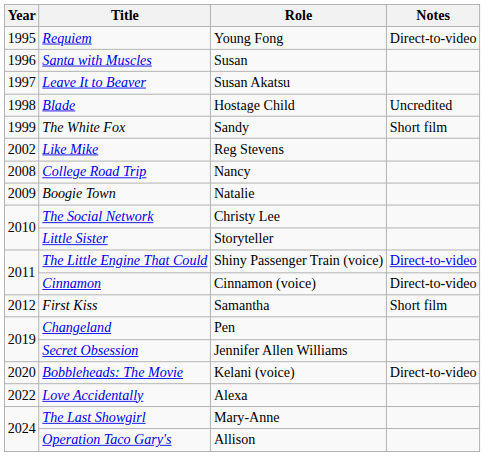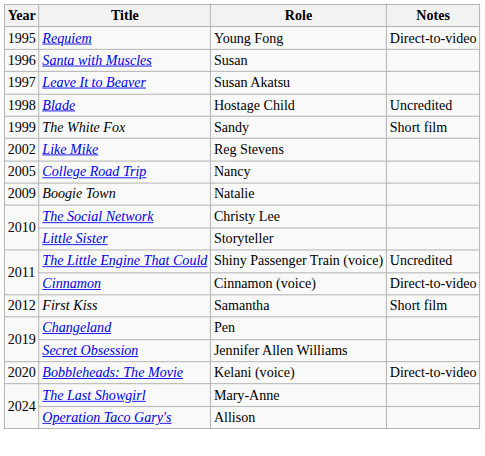(22, 171) 2008 -> (22, 171) 2005
(433, 261) Direct-to-video -> (421, 261) Uncredited
- row: (93, 395)
